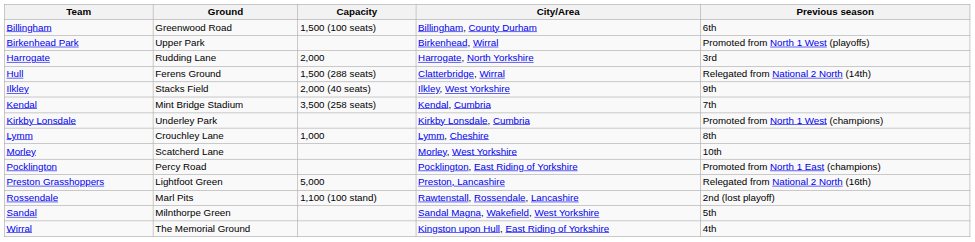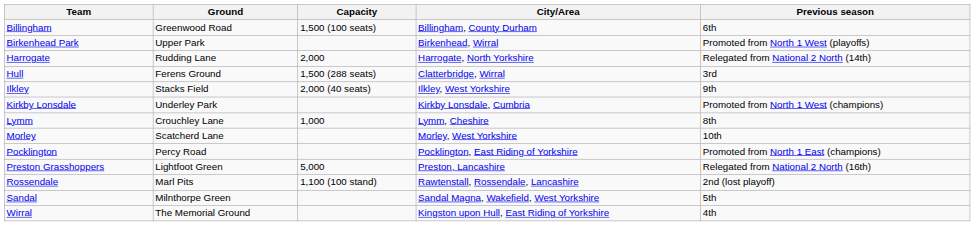(710, 58) 3rd -> (787, 58) Relegated from National 2 North (14th)
(787, 74) Relegated from National 2 North (14th) -> (710, 74) 3rd
- row: (22, 105)
